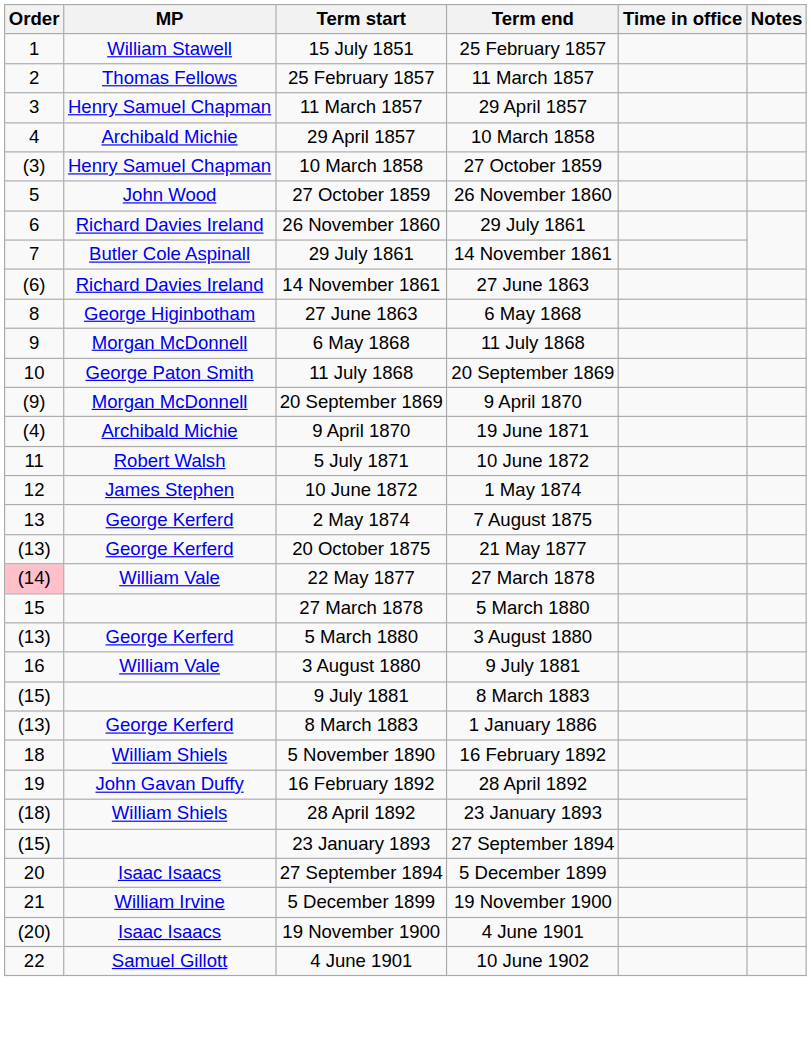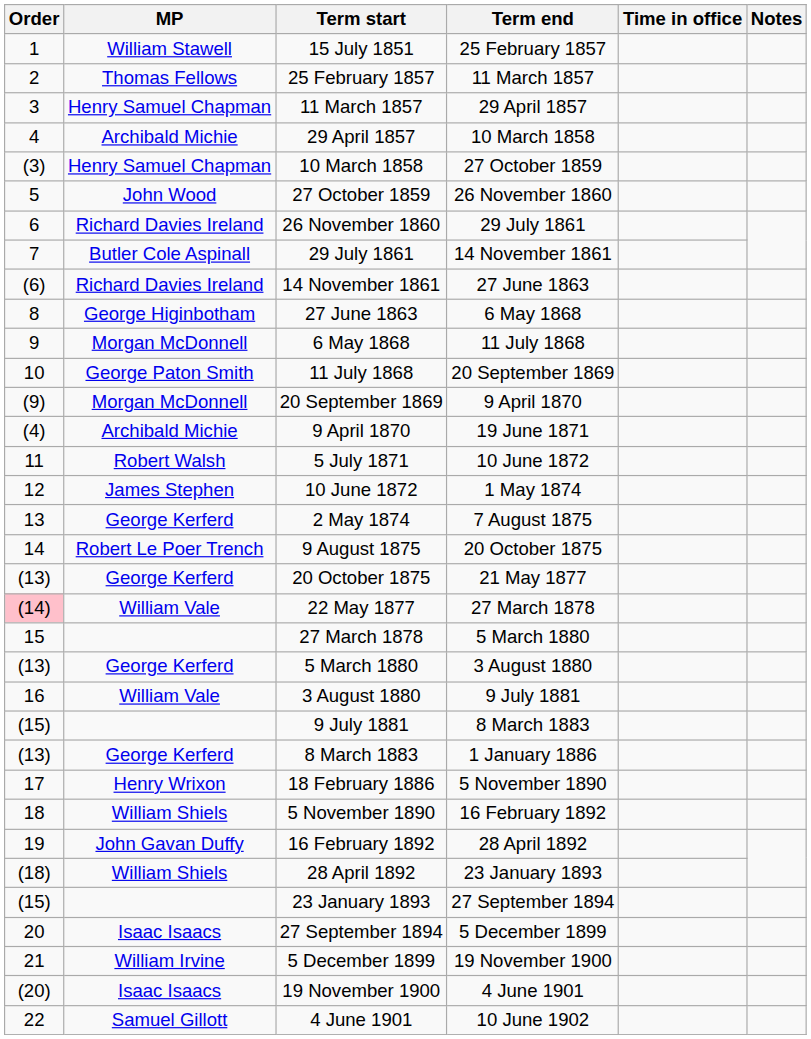+ row: (361, 549)
+ row: (361, 784)
